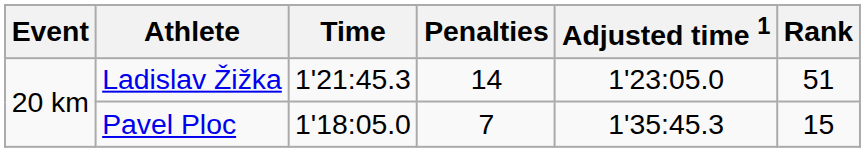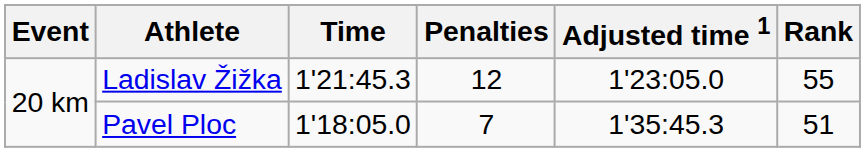(486, 80) 14 -> (486, 80) 12
(818, 80) 51 -> (818, 80) 55
(818, 125) 15 -> (818, 125) 51
